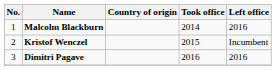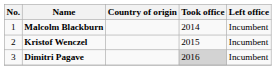(238, 27) 2016 -> (249, 27) Incumbent
(190, 58) no background -> (190, 58) lightgrey background
(238, 58) 2016 -> (249, 58) Incumbent
